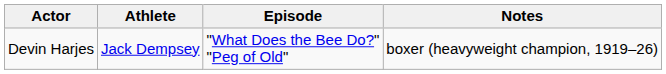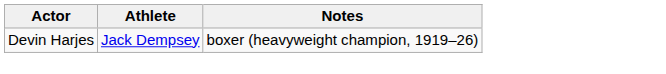- column: (293, 16)
